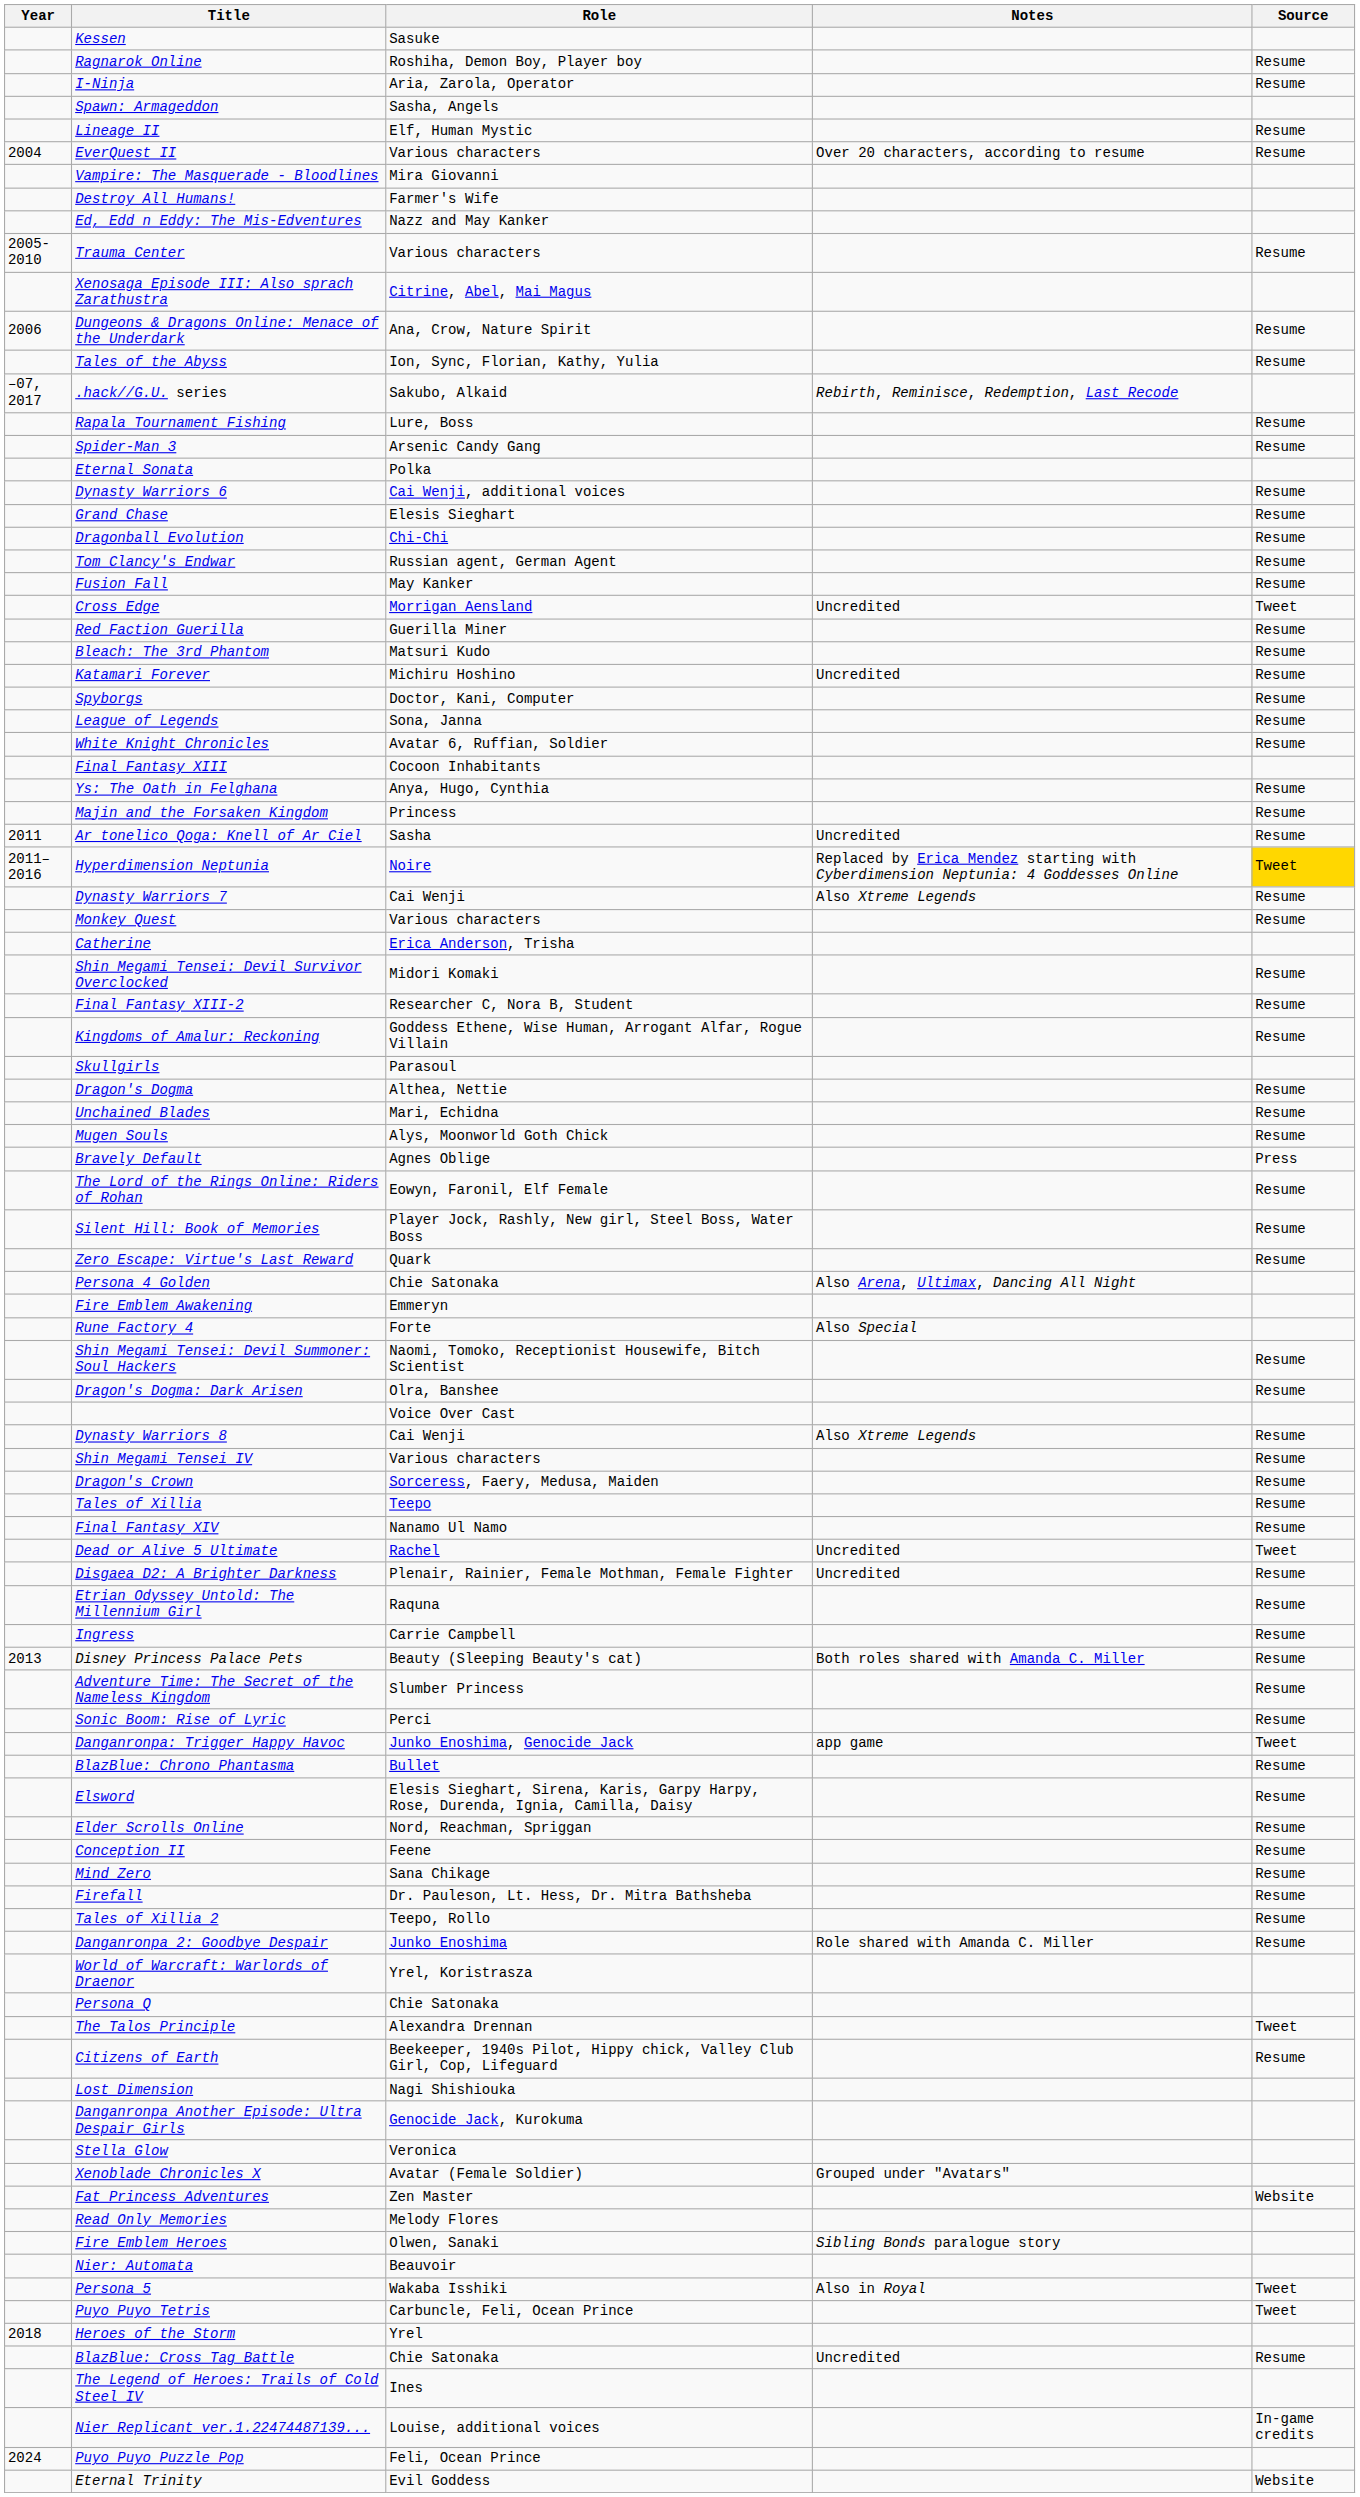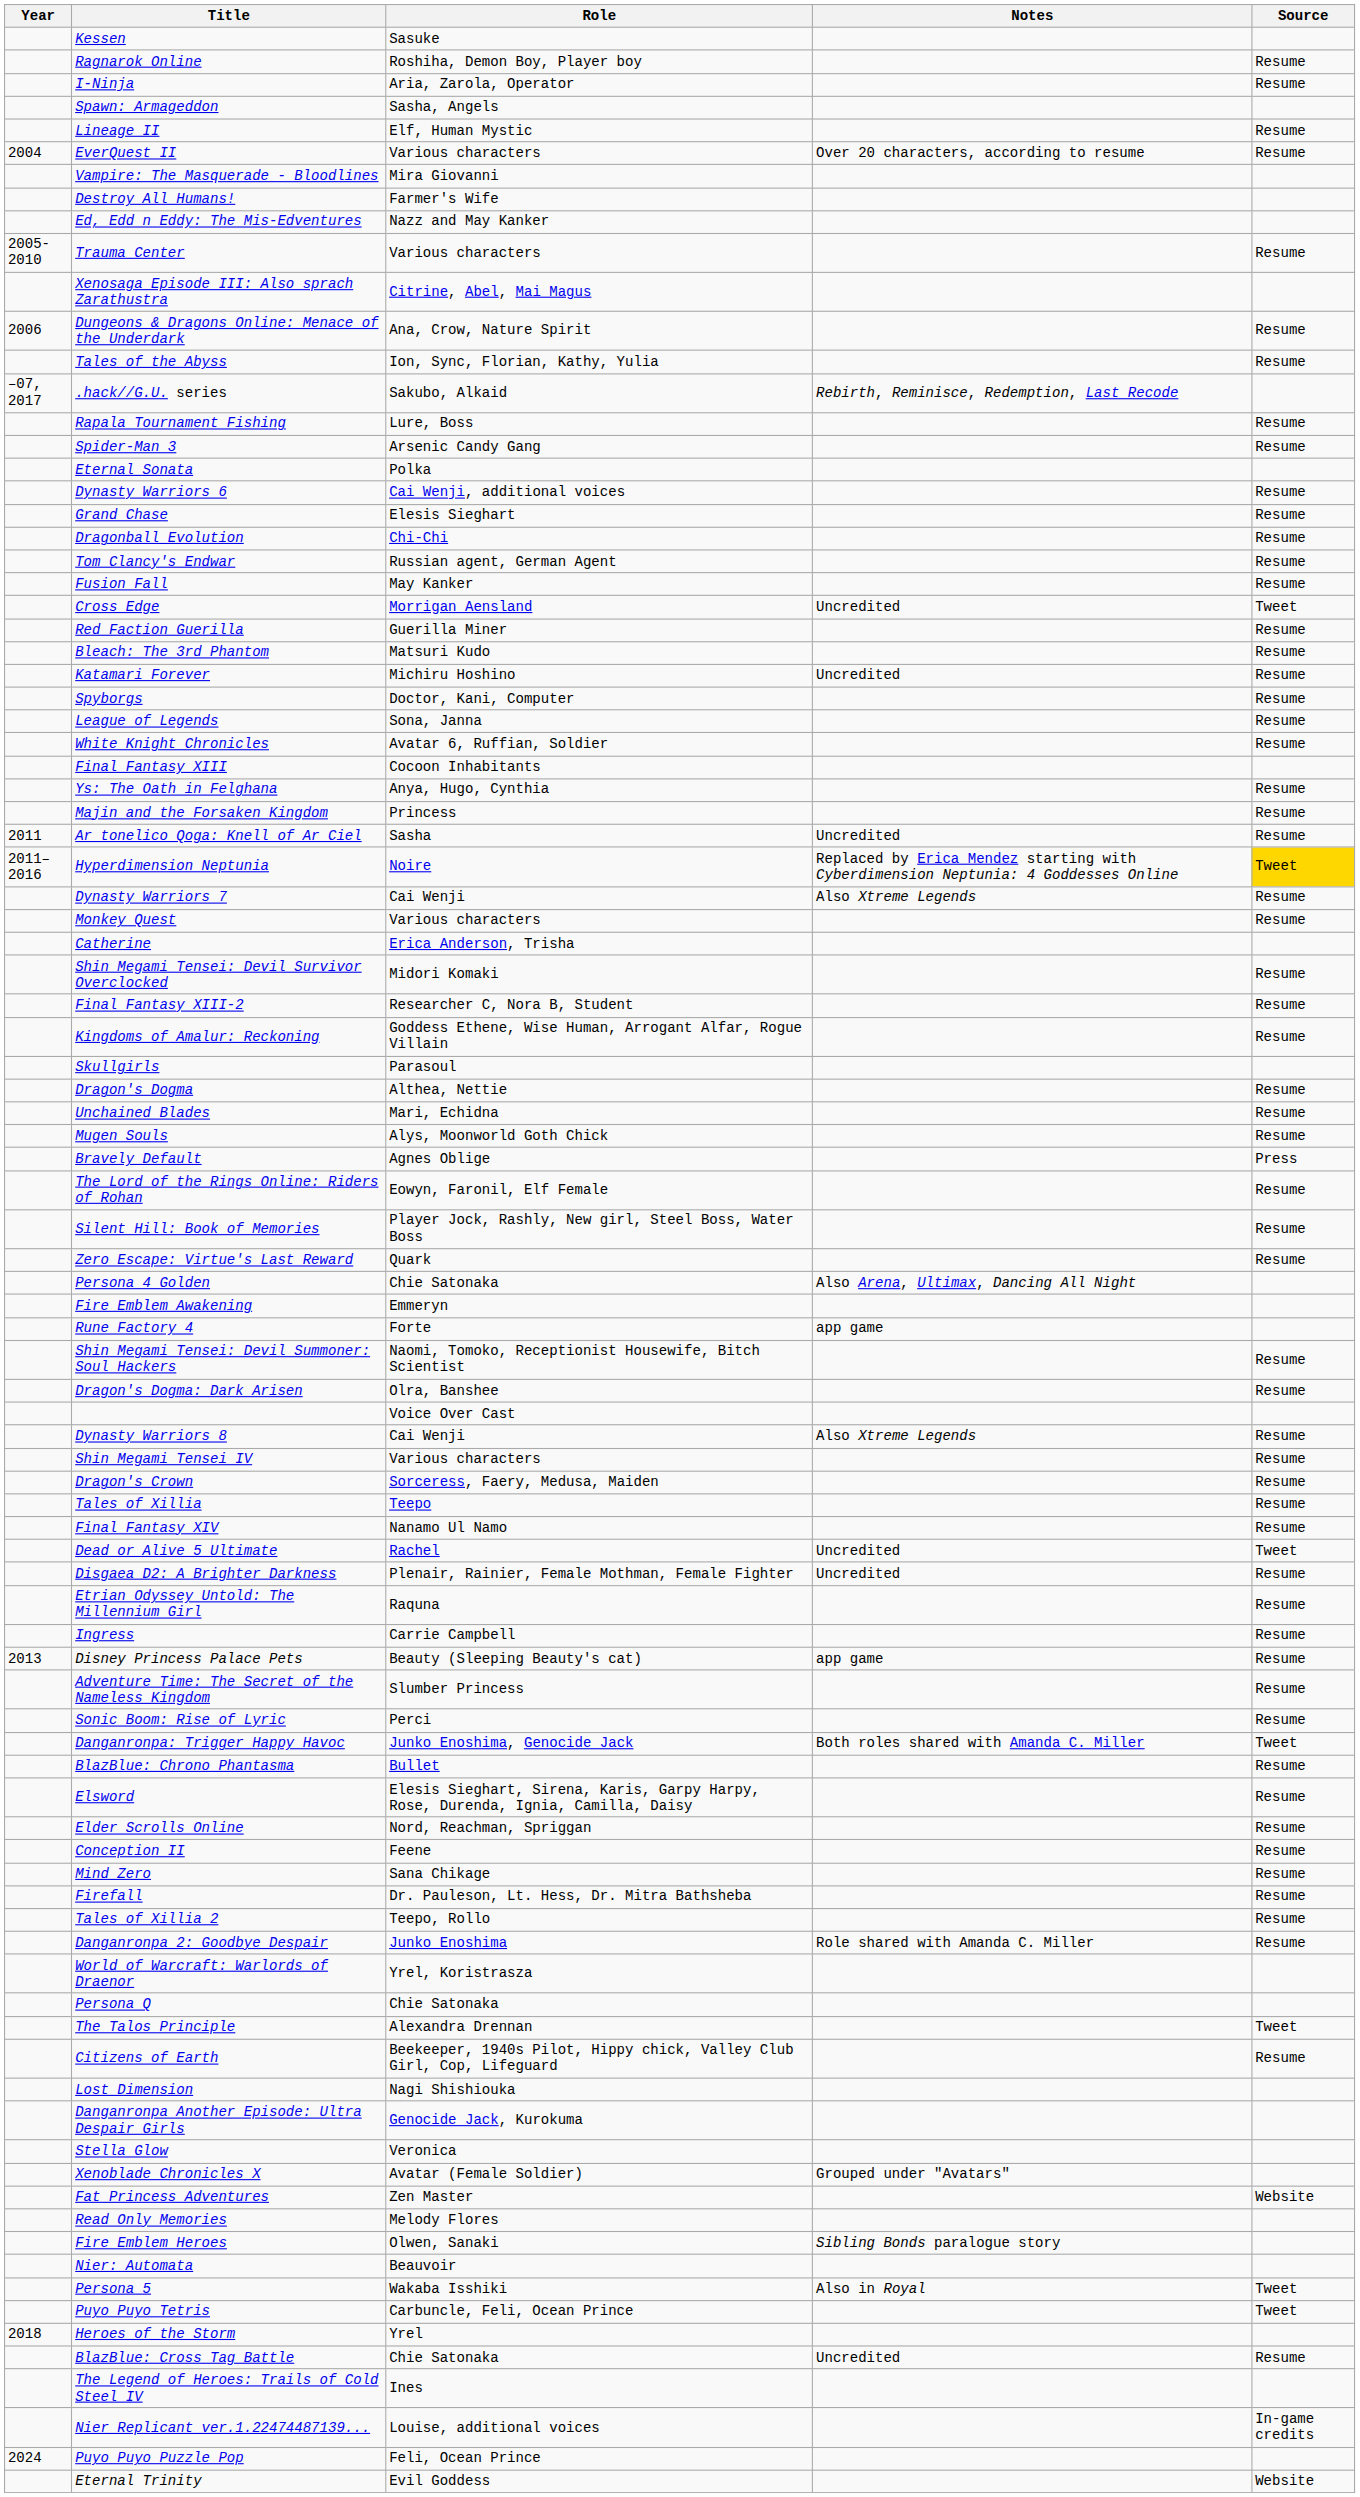(867, 1329) Also Special -> (850, 1329) app game
(980, 1659) Both roles shared with Amanda C. Miller -> (850, 1659) app game
(850, 1744) app game -> (980, 1744) Both roles shared with Amanda C. Miller
